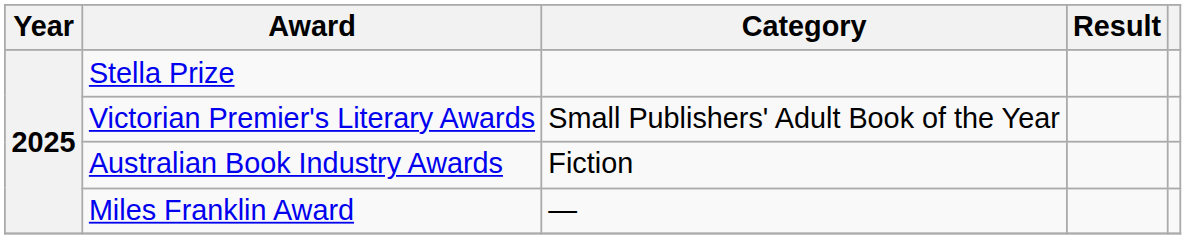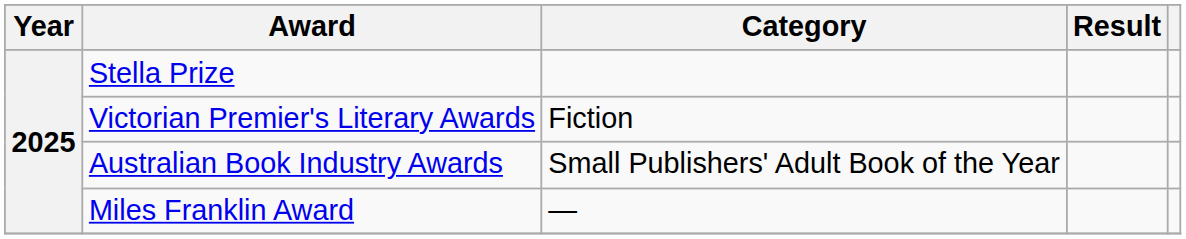(804, 118) Small Publishers' Adult Book of the Year -> (591, 118) Fiction
(591, 164) Fiction -> (804, 164) Small Publishers' Adult Book of the Year
